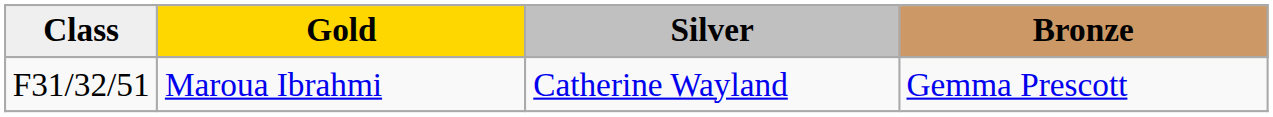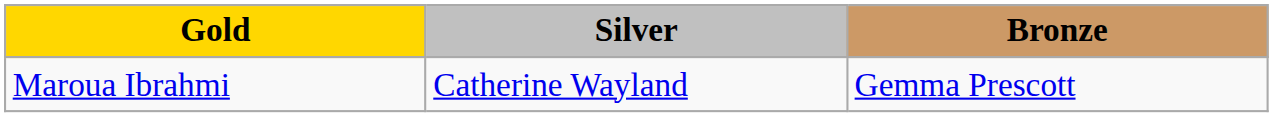- column: (81, 30)
